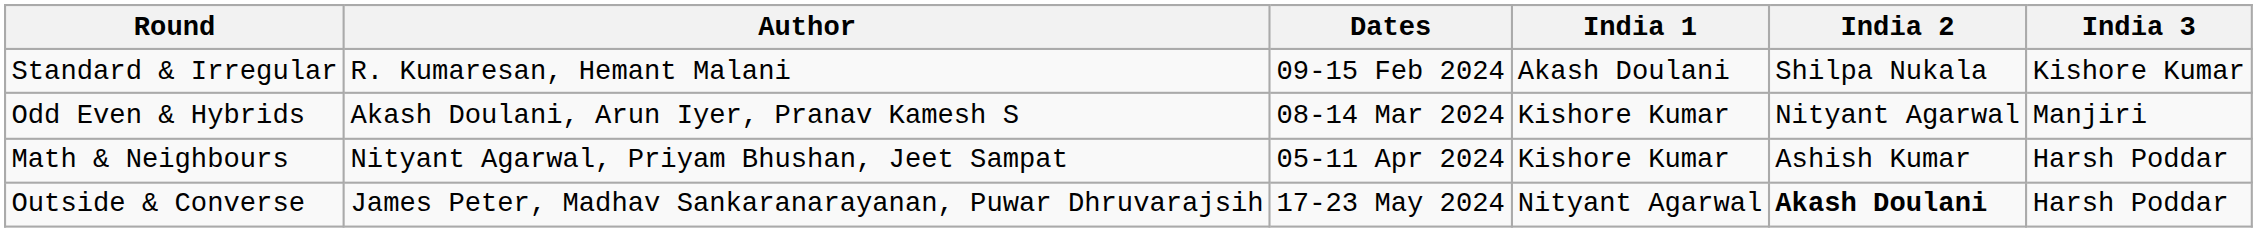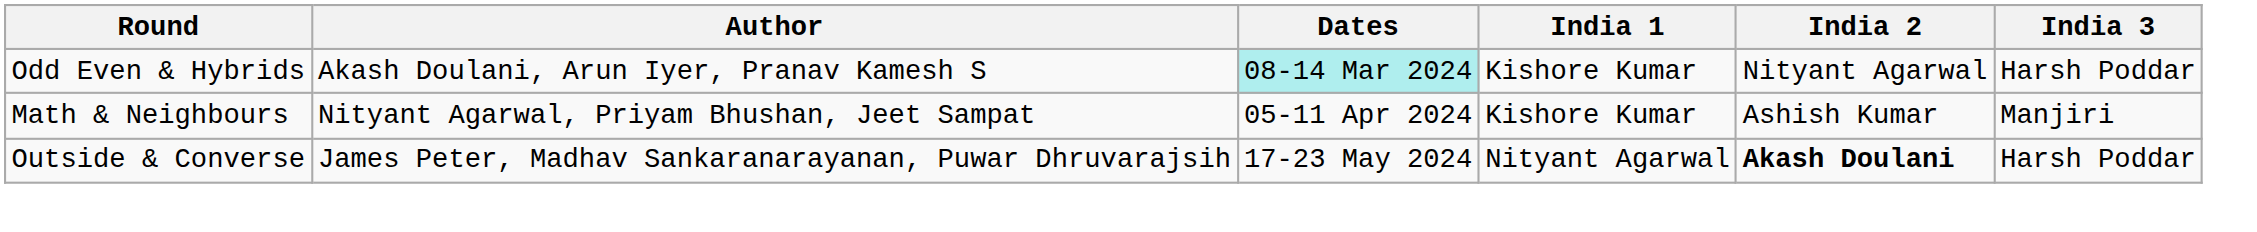- row: (175, 71)
(1391, 116) no background -> (1358, 71) paleturquoise background
(2090, 116) Manjiri -> (2098, 71) Harsh Poddar
(2131, 160) Harsh Poddar -> (2057, 116) Manjiri
